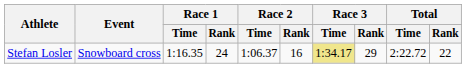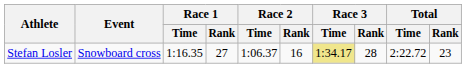(222, 53) 24 -> (222, 53) 27
(371, 53) 29 -> (371, 53) 28
(445, 53) 22 -> (445, 53) 23
